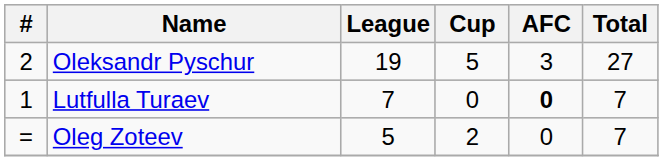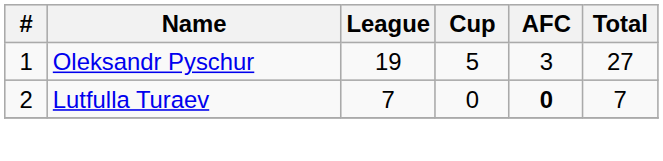(26, 62) 2 -> (26, 62) 1
(26, 99) 1 -> (26, 99) 2
- row: (118, 137)
